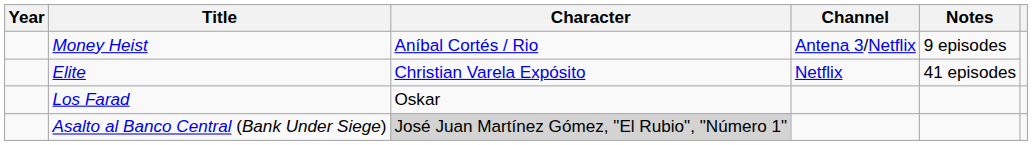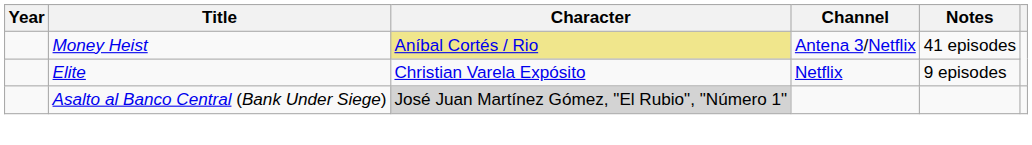(466, 45) no background -> (466, 45) khaki background
(965, 45) 9 episodes -> (970, 45) 41 episodes
(970, 72) 41 episodes -> (965, 72) 9 episodes
- row: (91, 99)
